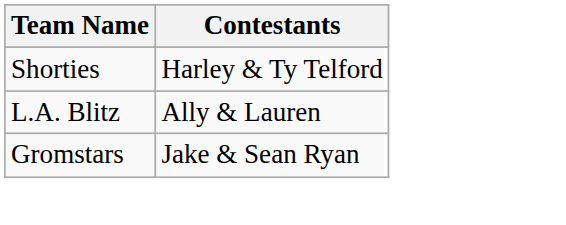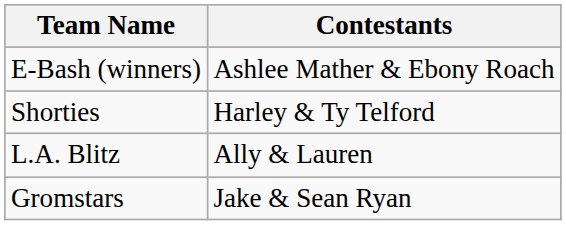+ row: (106, 68)
